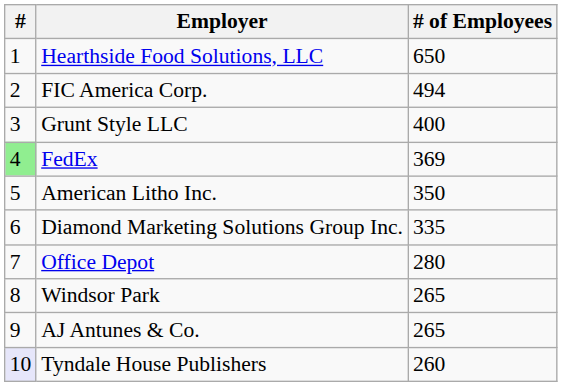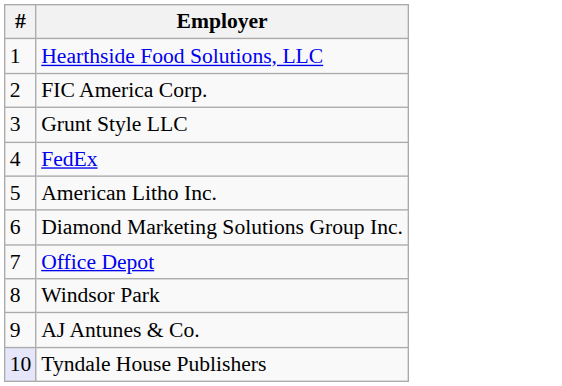- column: (483, 21)
(15, 158) lightgreen background -> (15, 158) no background
